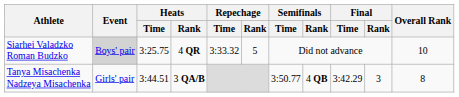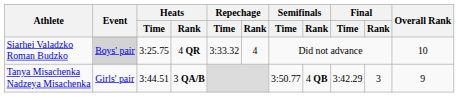(255, 51) 5 -> (255, 51) 4
(423, 78) 8 -> (423, 78) 9
